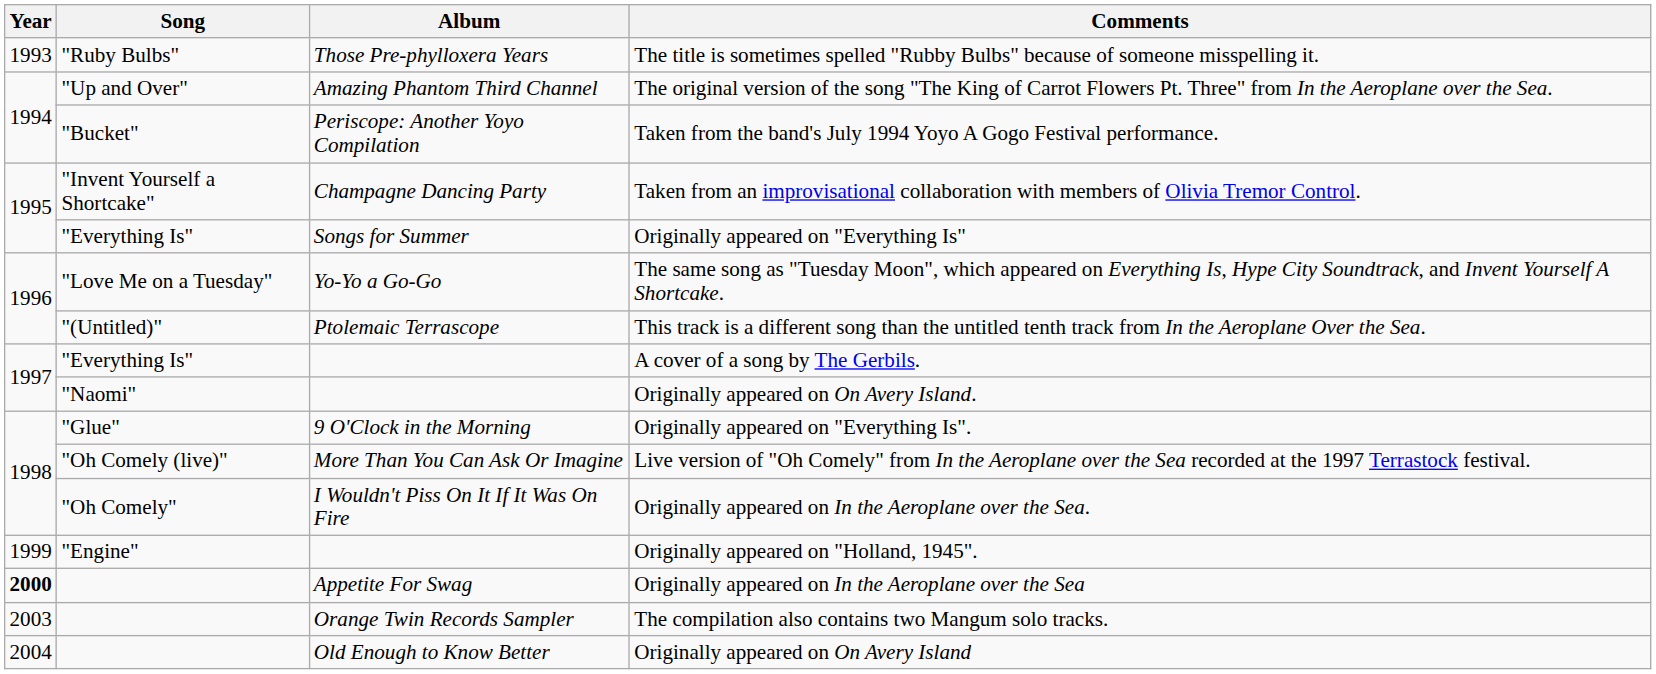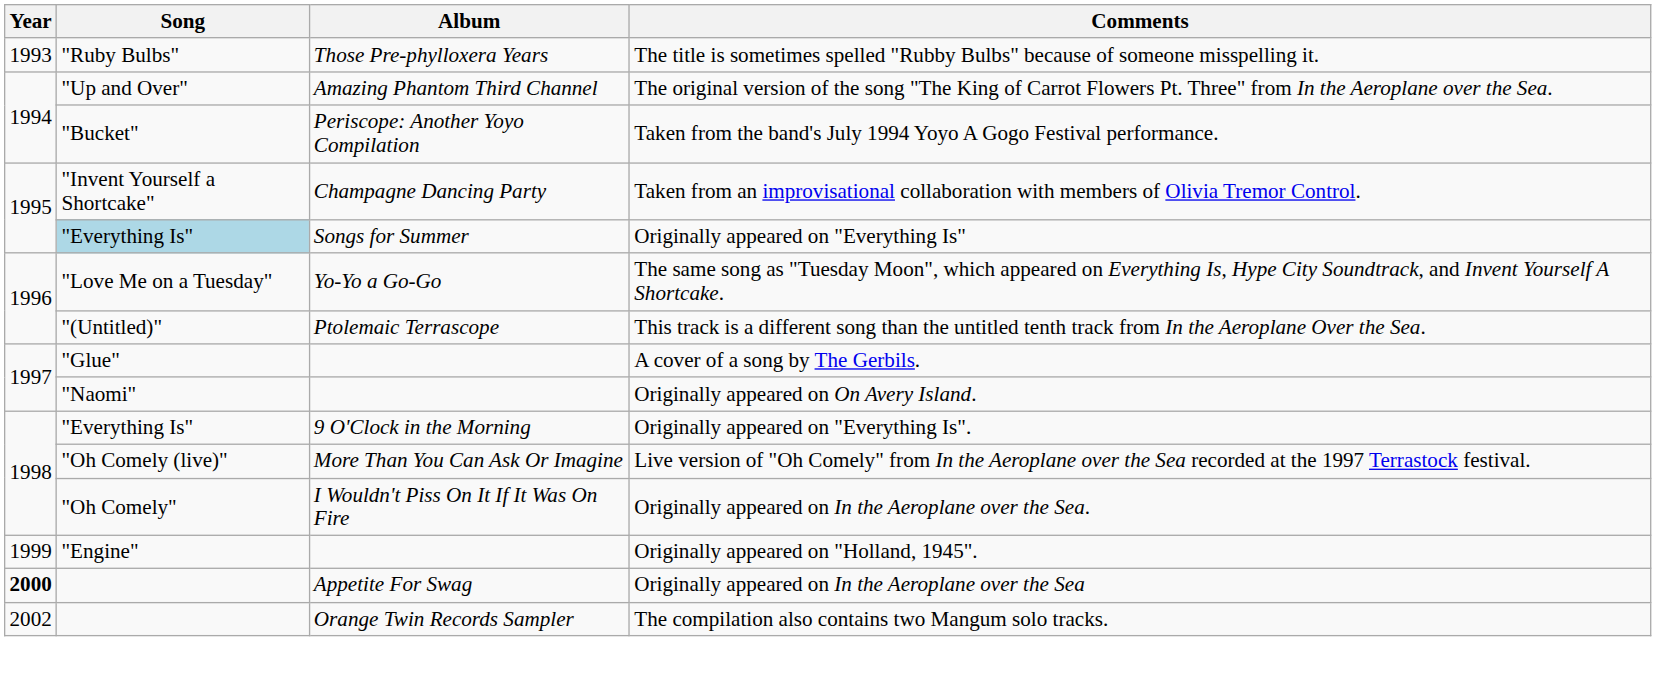(127, 236) no background -> (127, 236) lightblue background
(127, 360) "Everything Is" -> (91, 360) "Glue"
(91, 427) "Glue" -> (127, 427) "Everything Is"
(31, 618) 2003 -> (31, 618) 2002
- row: (803, 652)
